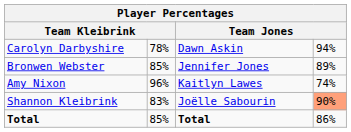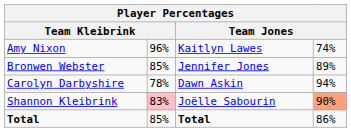rows swapped: (65, 48) <-> (36, 84)
(159, 101) no background -> (159, 101) pink background
